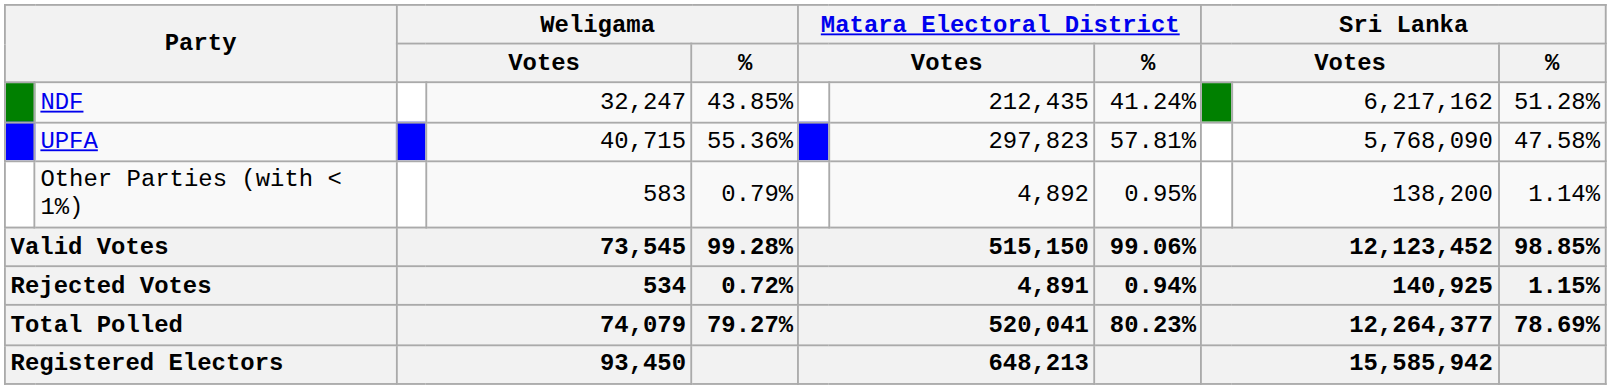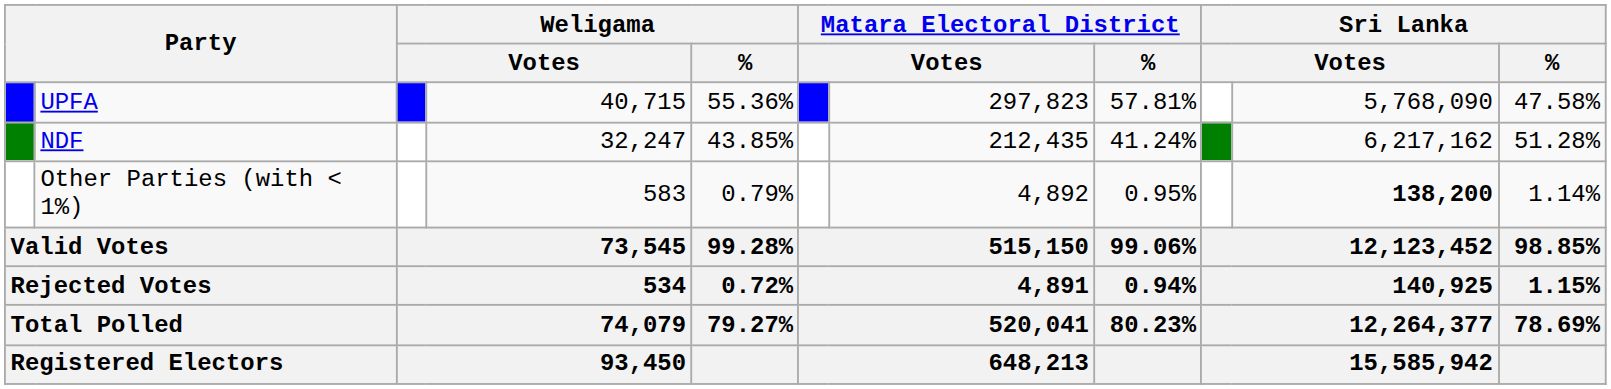rows swapped: (69, 141) <-> (62, 102)
(1443, 194) normal -> (1443, 194) bold
